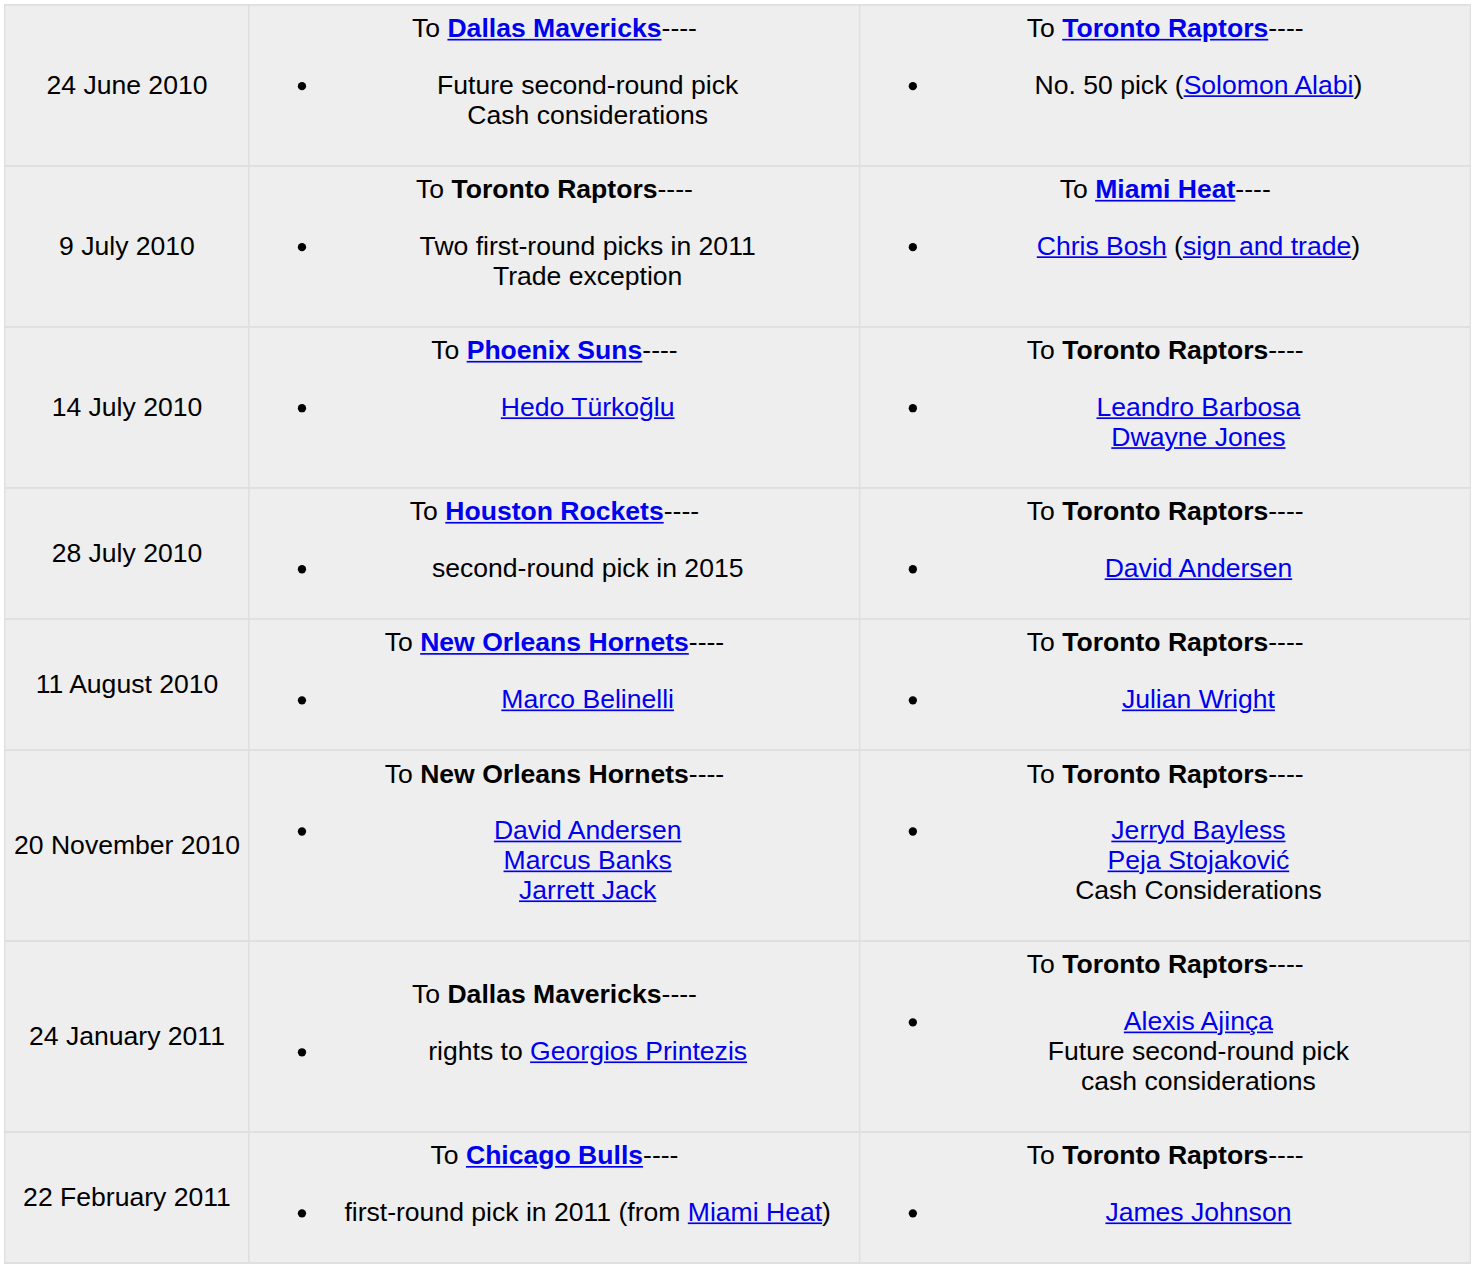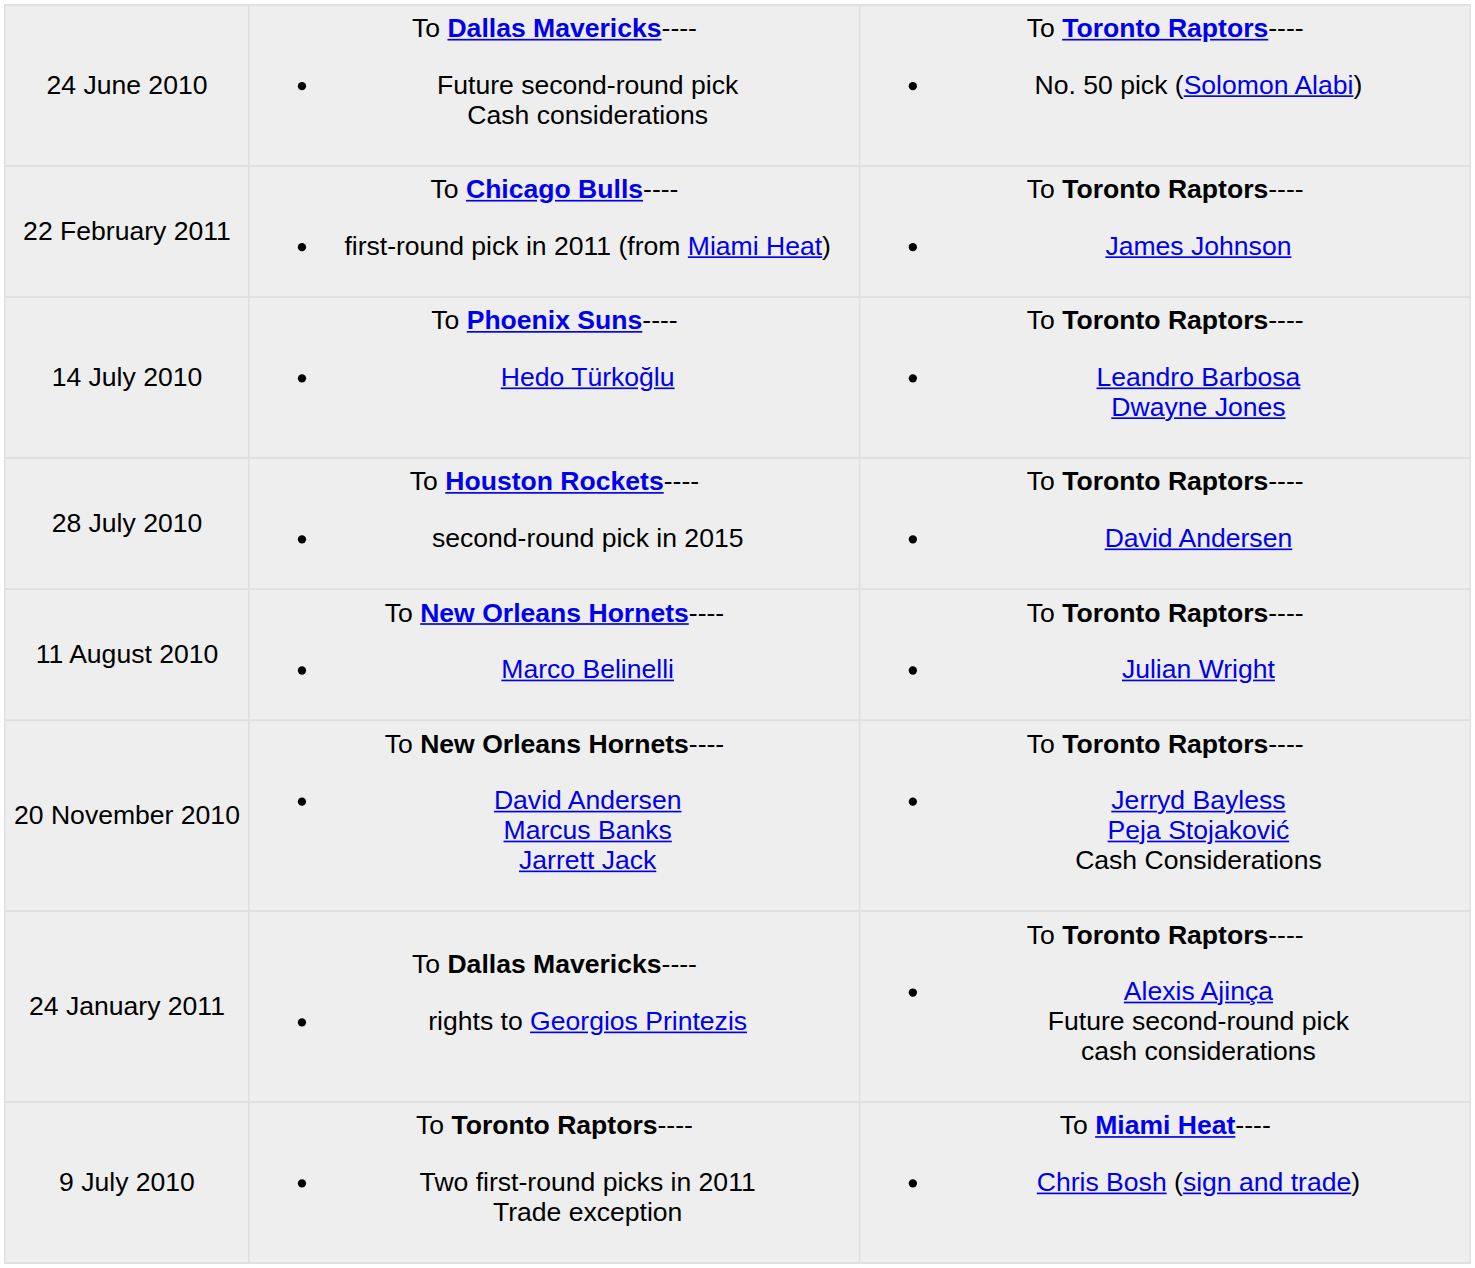rows swapped: (127, 246) <-> (127, 1197)
